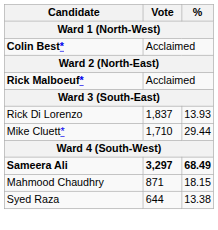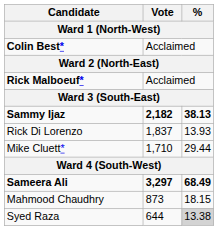+ row: (36, 115)
(155, 183) 871 -> (155, 200) 873
(198, 200) no background -> (198, 217) lightgrey background
